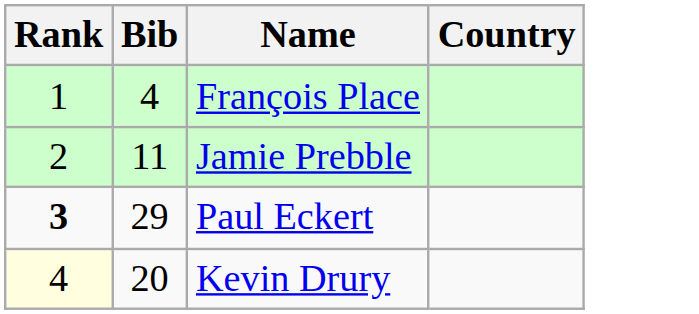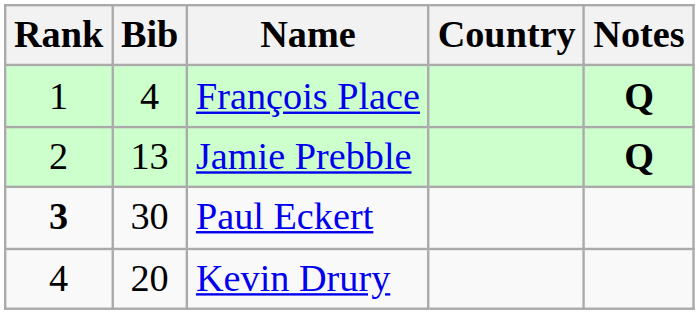+ column: (639, 34)
(150, 156) 11 -> (150, 156) 13
(150, 216) 29 -> (150, 216) 30
(59, 277) lightyellow background -> (59, 277) no background
